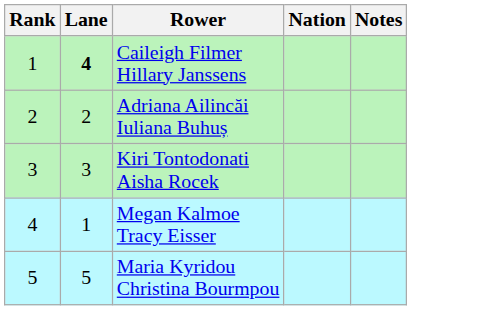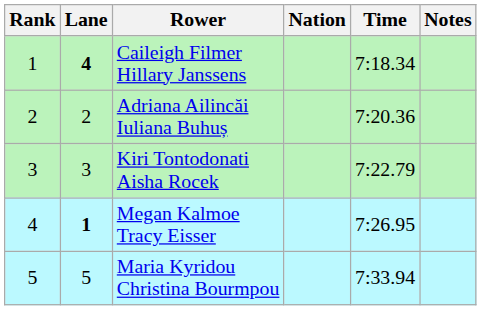+ column: (385, 20)
(86, 224) normal -> (86, 224) bold
